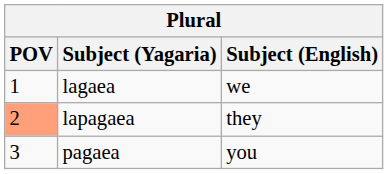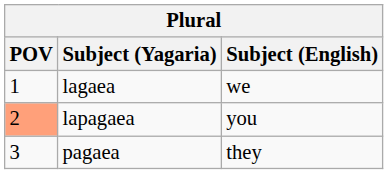(244, 119) they -> (242, 119) you
(242, 151) you -> (244, 151) they
